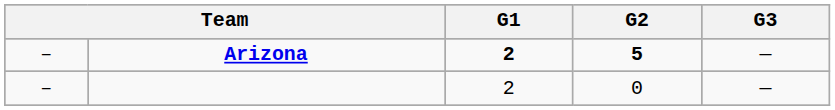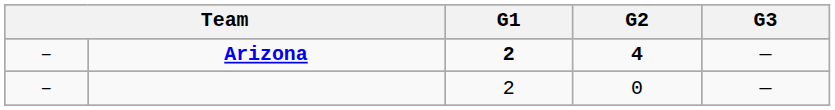(637, 55) 5 -> (637, 55) 4
